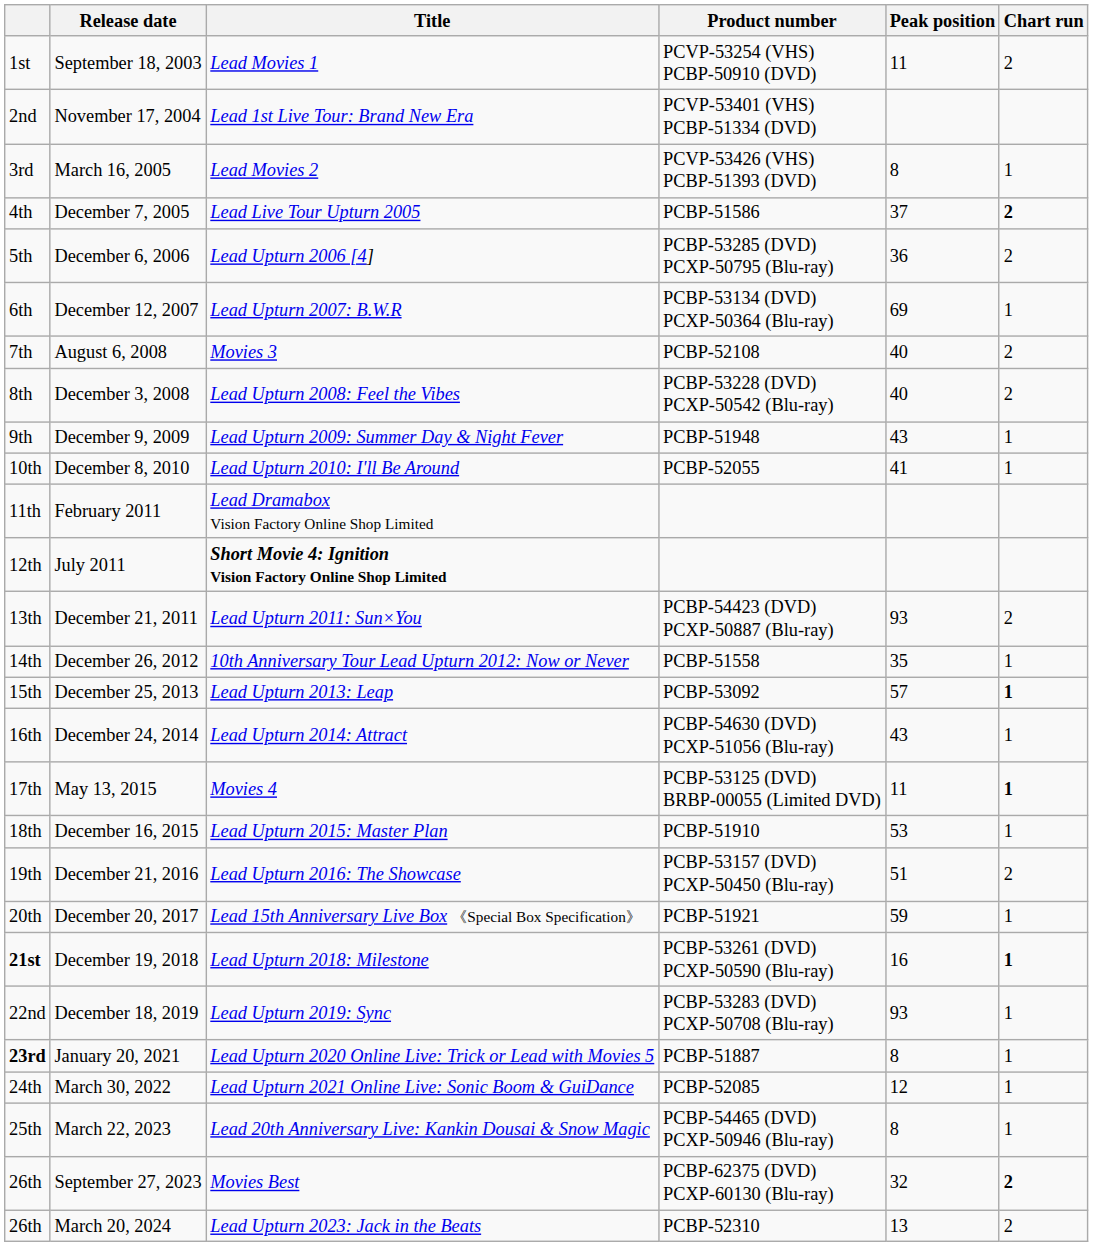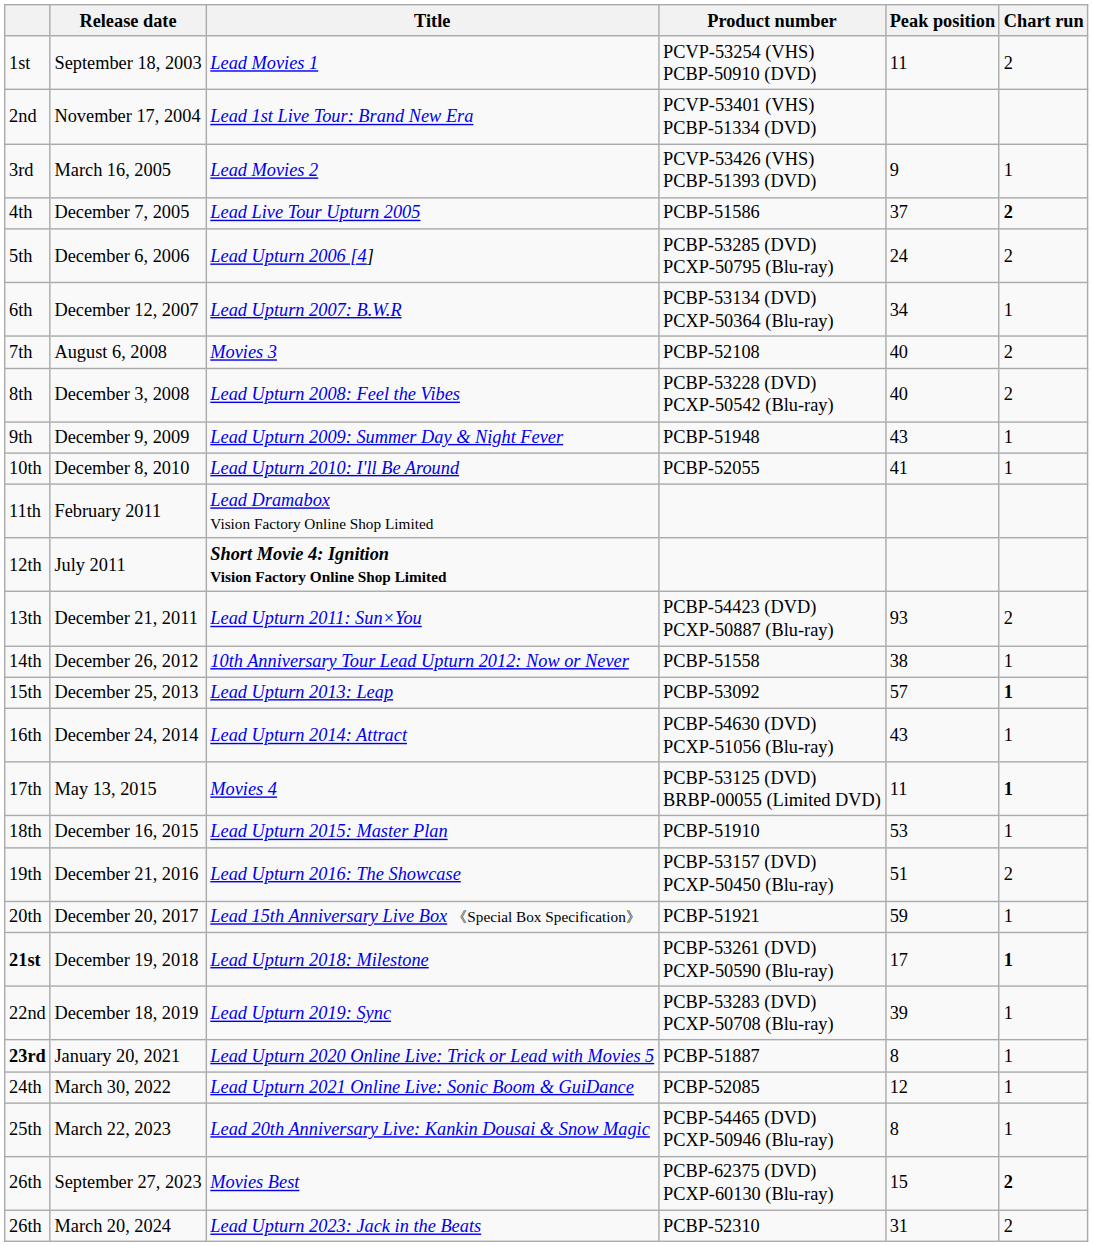(894, 170) 8 -> (894, 170) 9
(899, 255) 36 -> (899, 255) 24
(899, 309) 69 -> (899, 309) 34
(899, 661) 35 -> (899, 661) 38
(899, 959) 16 -> (899, 959) 17
(899, 1012) 93 -> (899, 1012) 39
(899, 1183) 32 -> (899, 1183) 15
(899, 1225) 13 -> (899, 1225) 31
